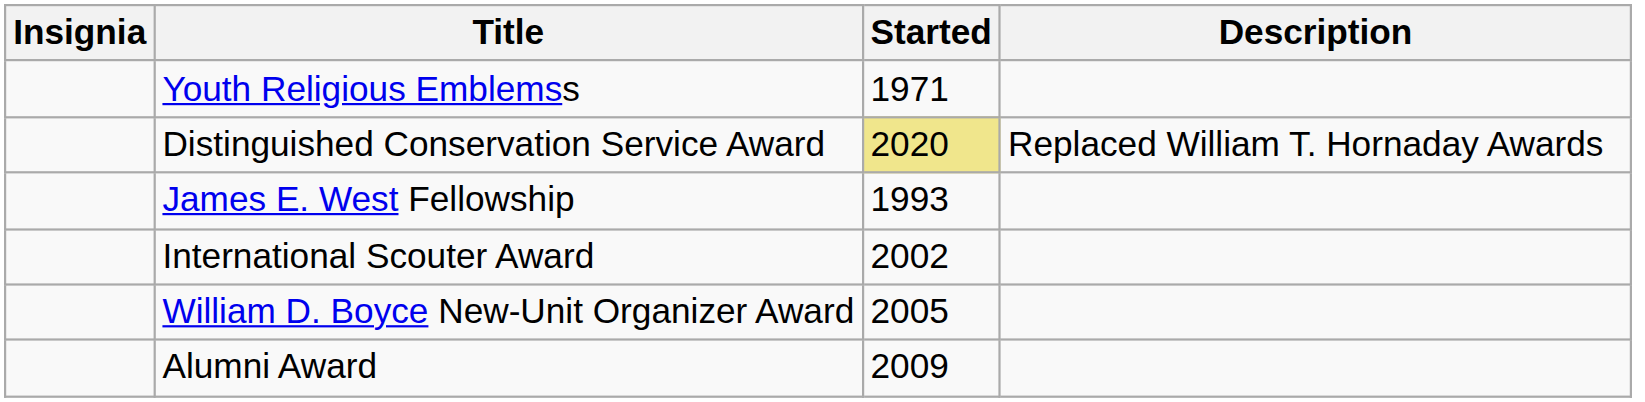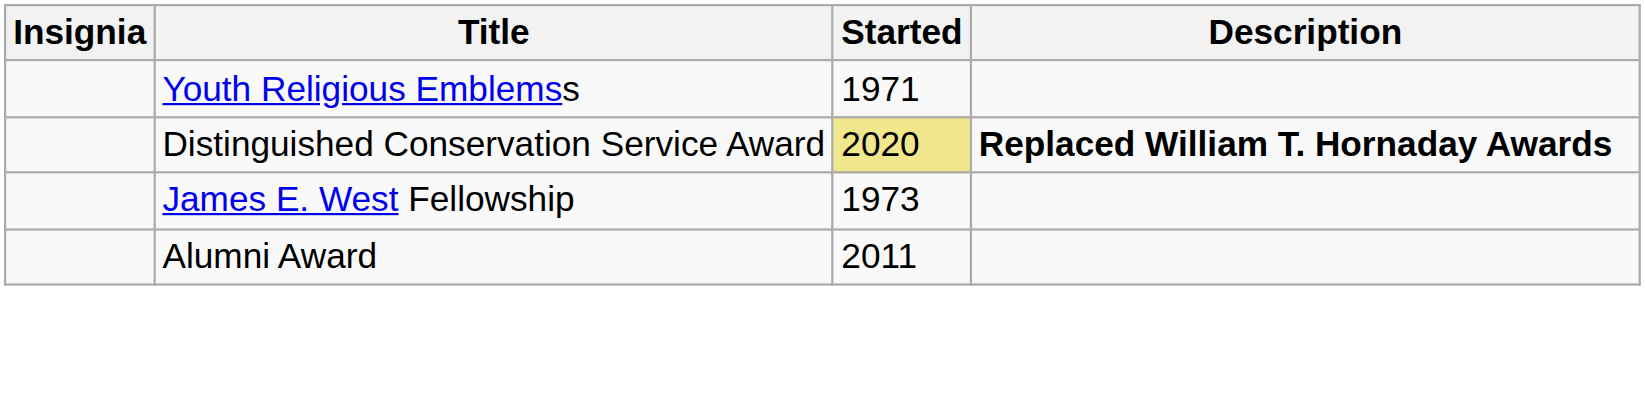(1315, 144) normal -> (1305, 144) bold
(910, 199) 1993 -> (880, 199) 1973
- row: (378, 255)
- row: (508, 311)
(910, 367) 2009 -> (879, 255) 2011
